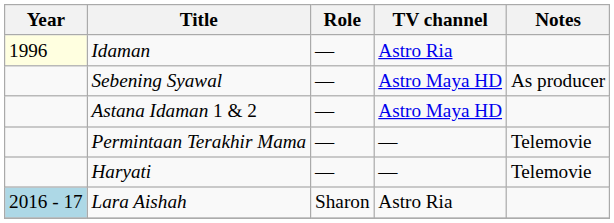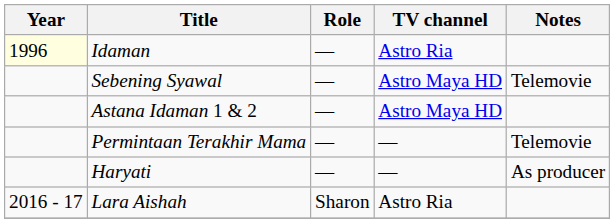(558, 80) As producer -> (551, 80) Telemovie
(551, 171) Telemovie -> (558, 171) As producer
(46, 202) lightblue background -> (46, 202) no background
